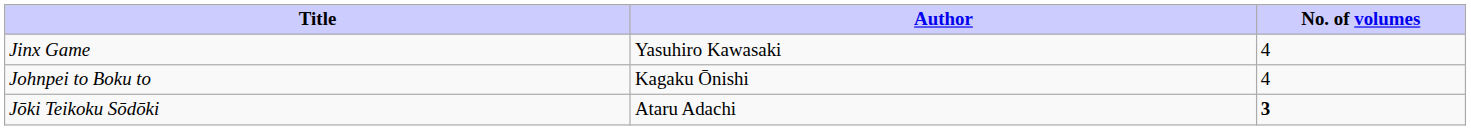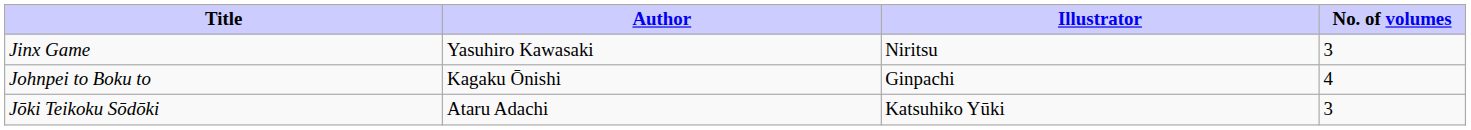+ column: (1100, 19)
(1266, 49) 4 -> (1328, 49) 3
(1266, 109) bold -> (1328, 109) normal
